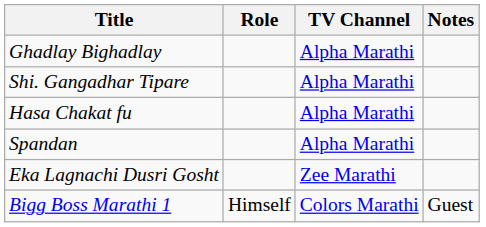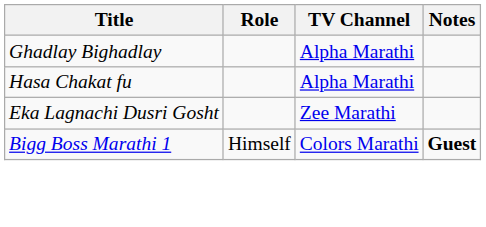- row: (99, 81)
- row: (43, 143)
(450, 205) normal -> (452, 143) bold
